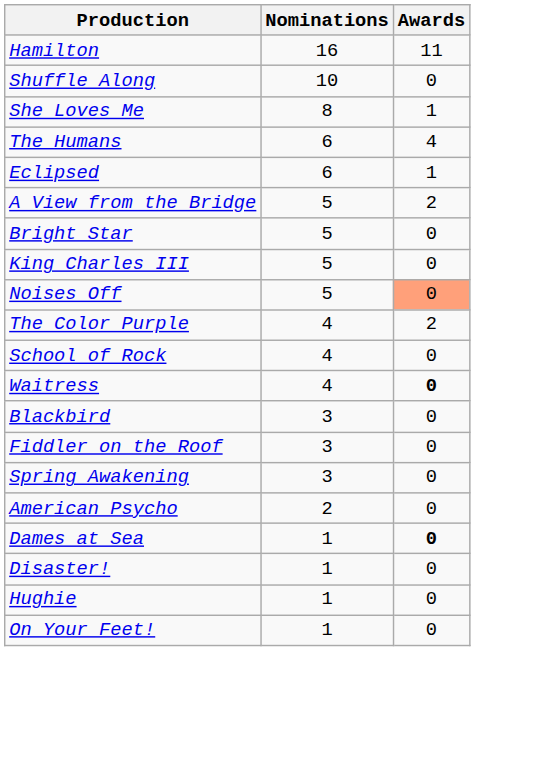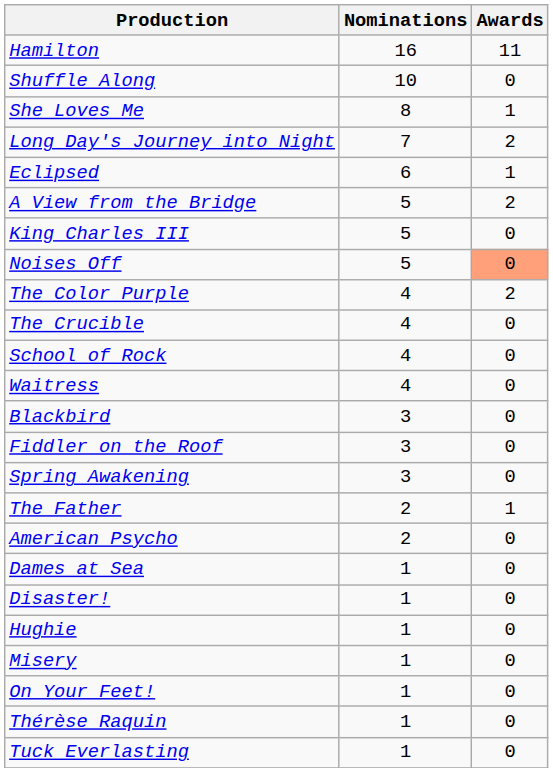+ row: (172, 142)
- row: (65, 142)
- row: (71, 234)
+ row: (77, 325)
(431, 386) bold -> (510, 386) normal
+ row: (65, 508)
(431, 539) bold -> (510, 569) normal
+ row: (43, 661)
+ row: (88, 722)
+ row: (99, 752)
